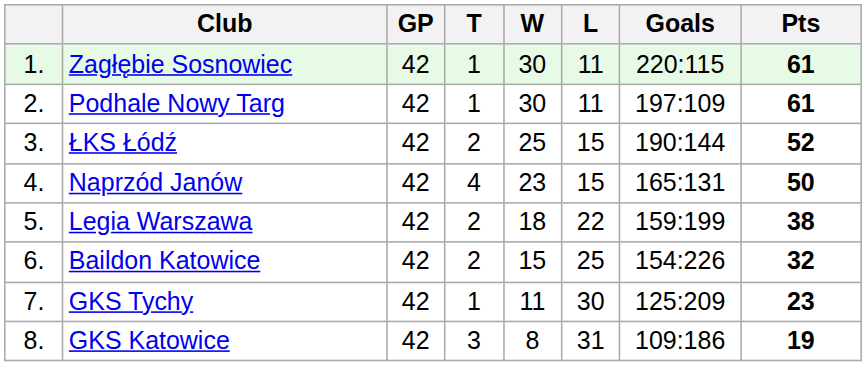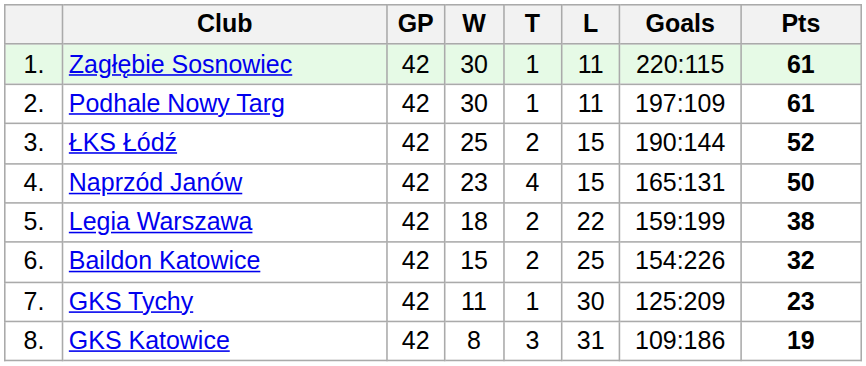columns swapped: (532, 24) <-> (474, 24)
